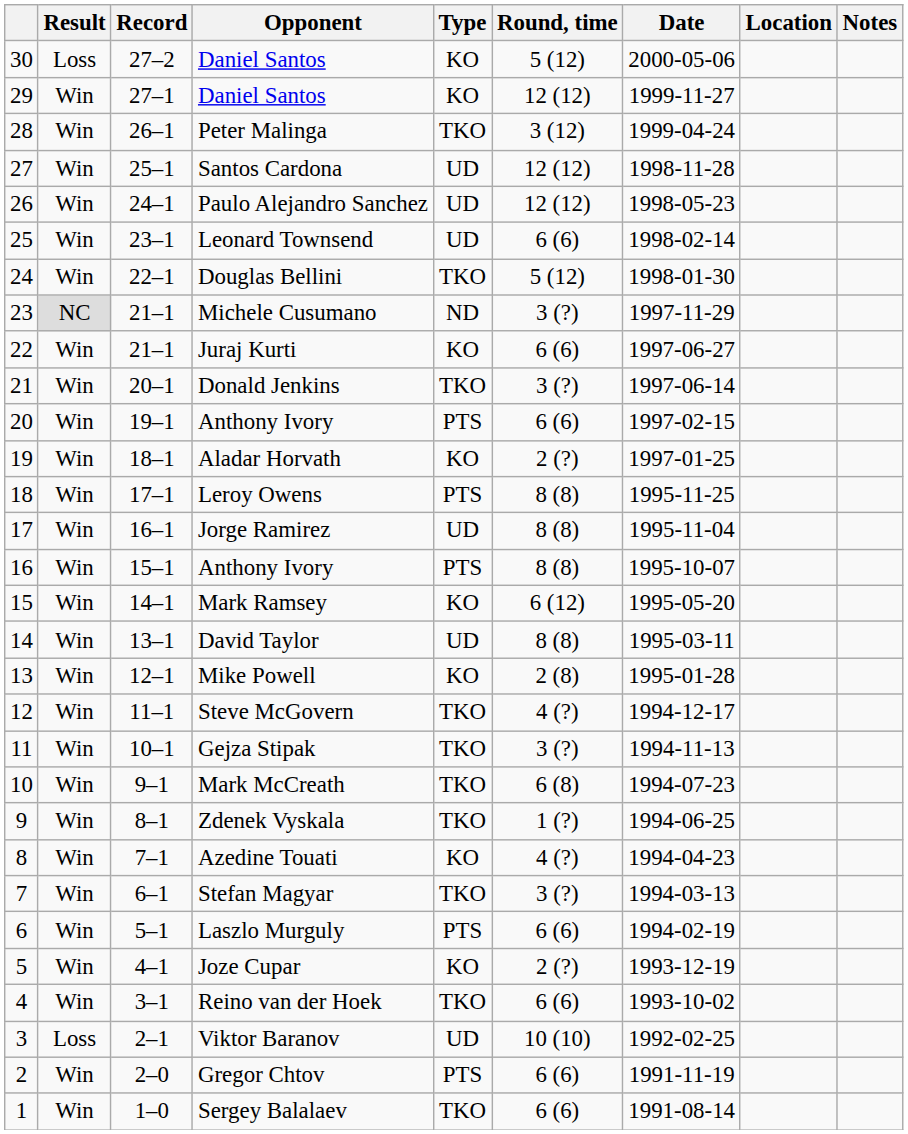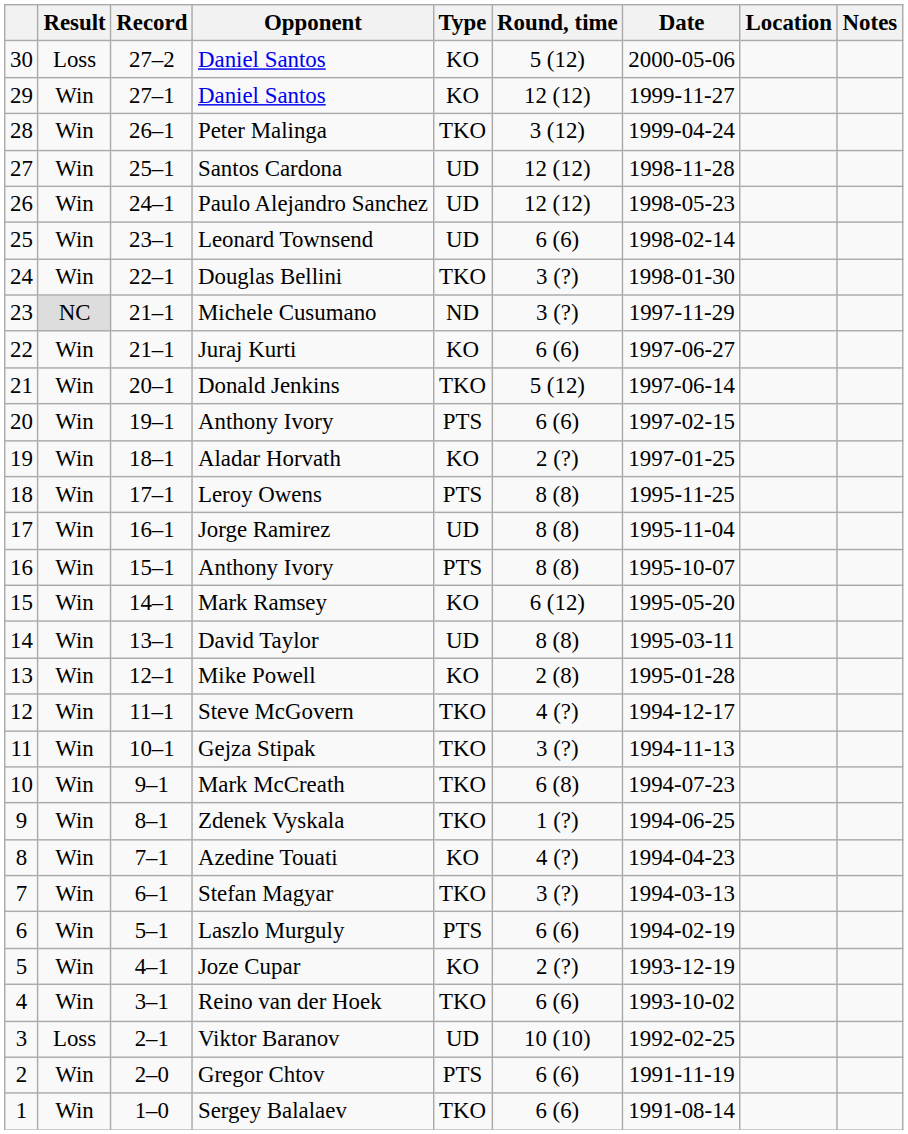(557, 276) 5 (12) -> (557, 276) 3 (?)
(557, 385) 3 (?) -> (557, 385) 5 (12)
